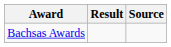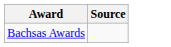- column: (107, 14)
